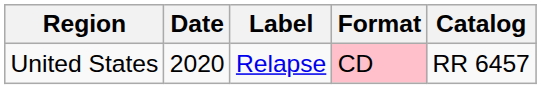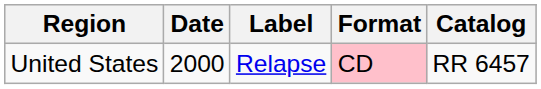(197, 63) 2020 -> (197, 63) 2000
